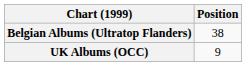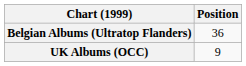(218, 33) 38 -> (218, 33) 36
